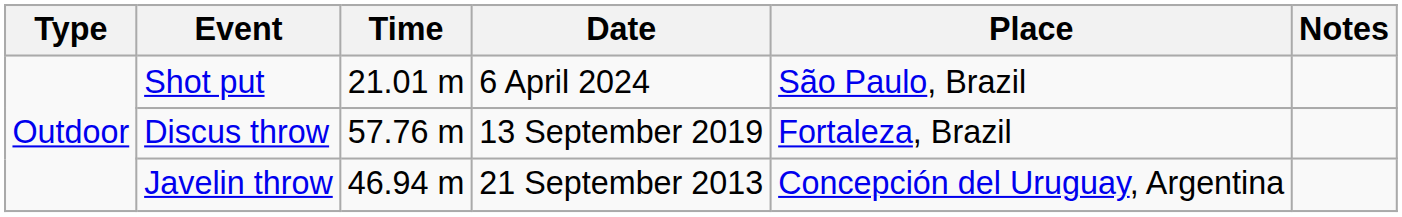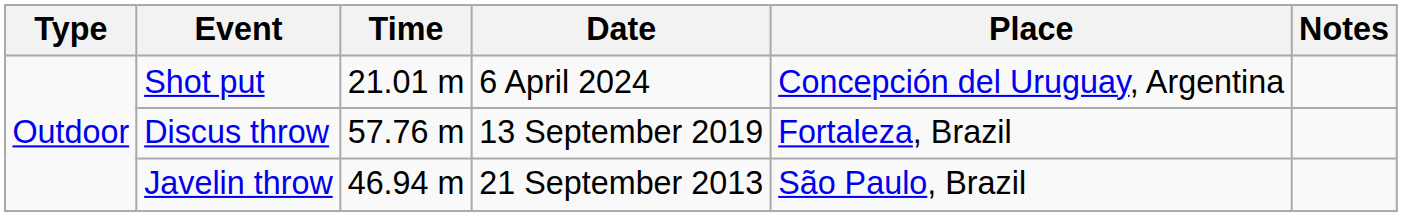(902, 81) São Paulo, Brazil -> (1031, 81) Concepción del Uruguay, Argentina
(1031, 183) Concepción del Uruguay, Argentina -> (902, 183) São Paulo, Brazil
